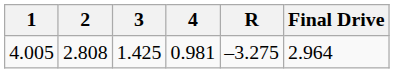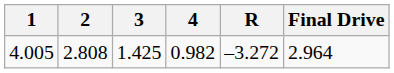(193, 51) 0.981 -> (193, 51) 0.982
(252, 51) –3.275 -> (252, 51) –3.272
